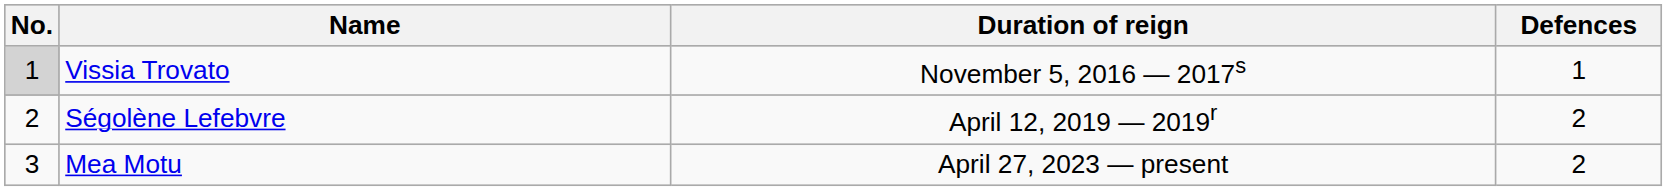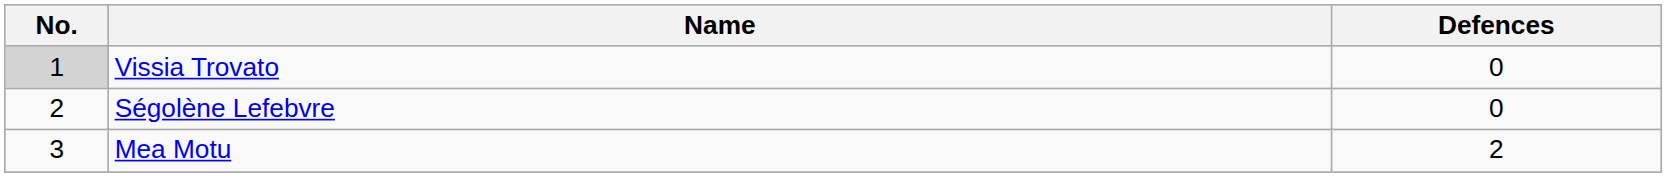- column: (1083, 25)
(1579, 70) 1 -> (1496, 66) 0
(1579, 119) 2 -> (1496, 108) 0
